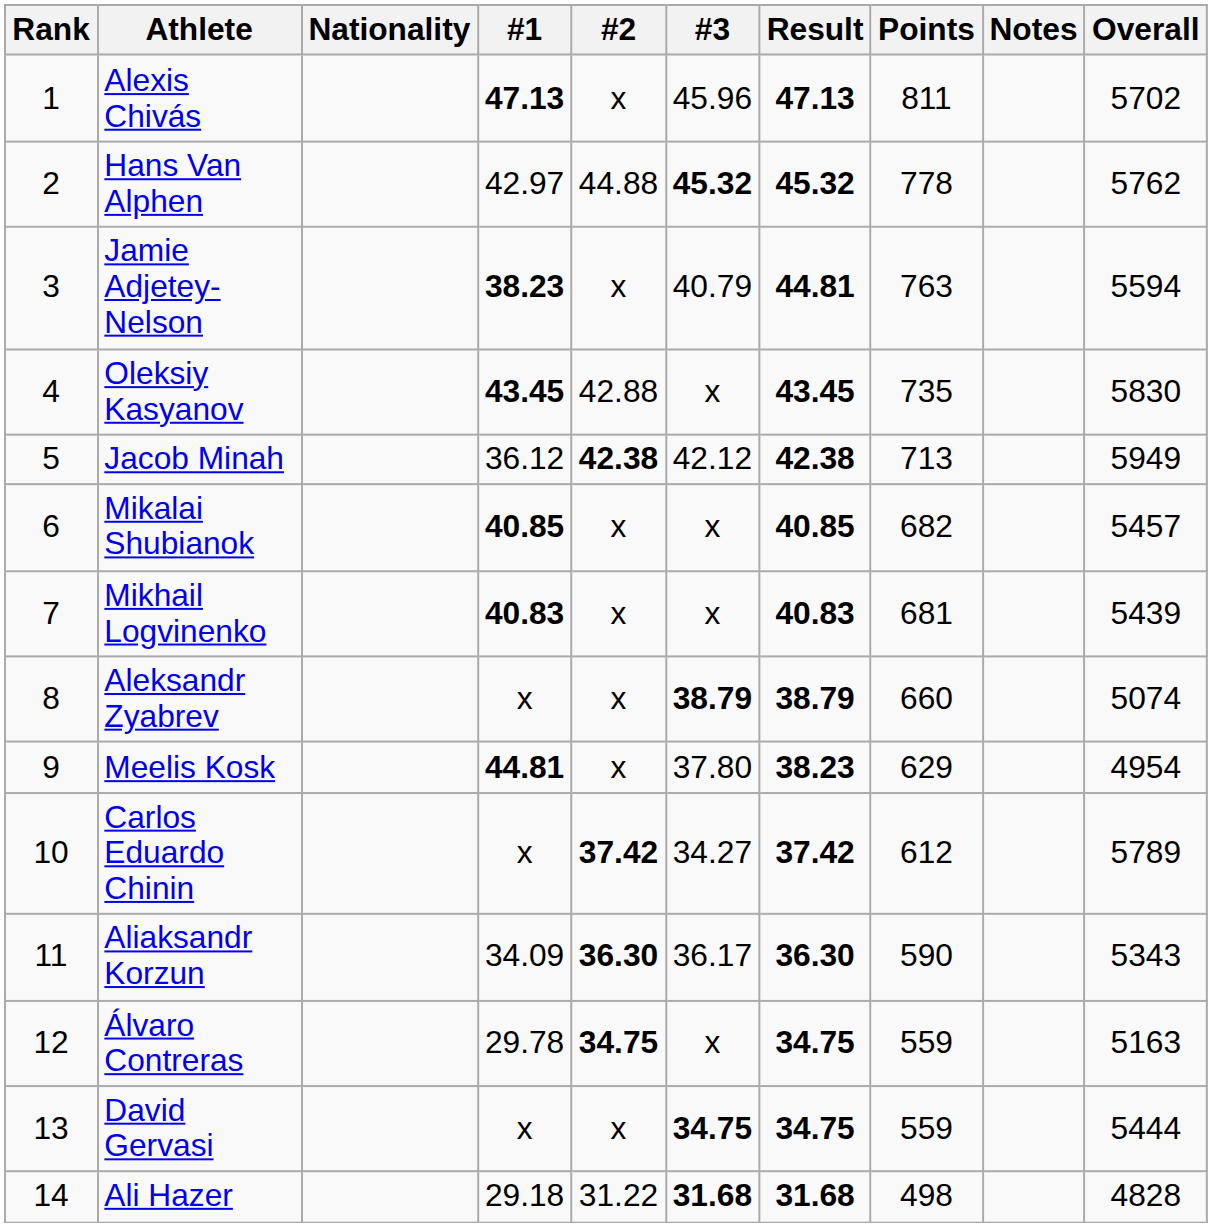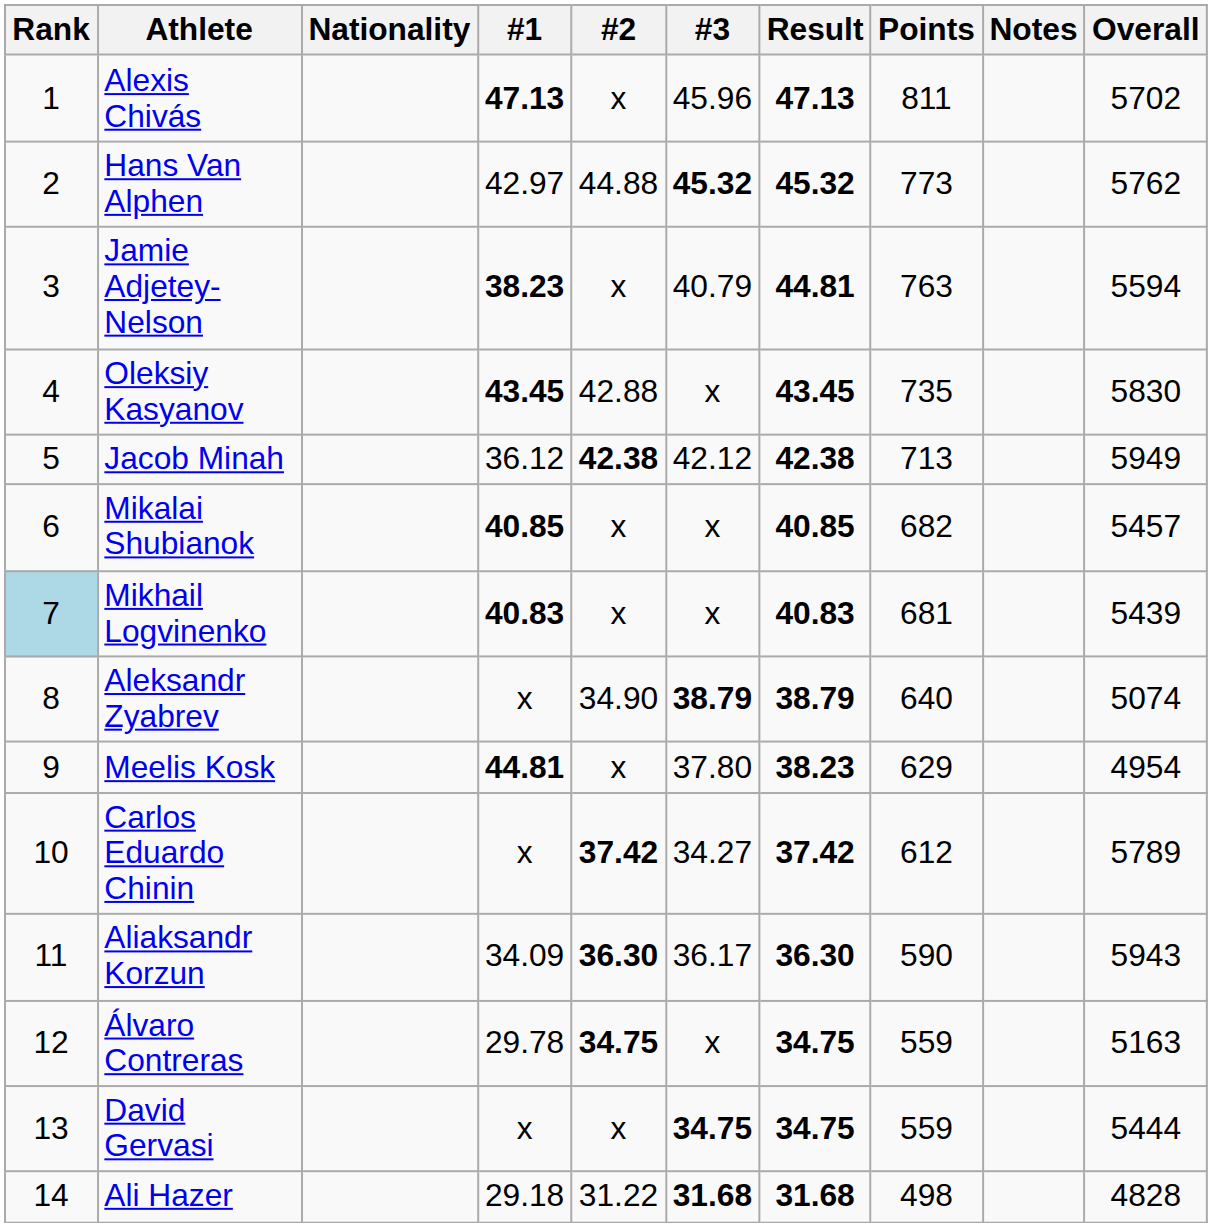(926, 183) 778 -> (926, 183) 773
(51, 612) no background -> (51, 612) lightblue background
(618, 698) x -> (618, 698) 34.90
(926, 698) 660 -> (926, 698) 640
(1146, 956) 5343 -> (1146, 956) 5943
